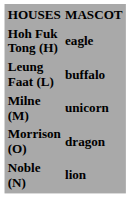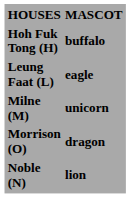(79, 40) eagle -> (85, 40) buffalo
(85, 74) buffalo -> (79, 74) eagle
